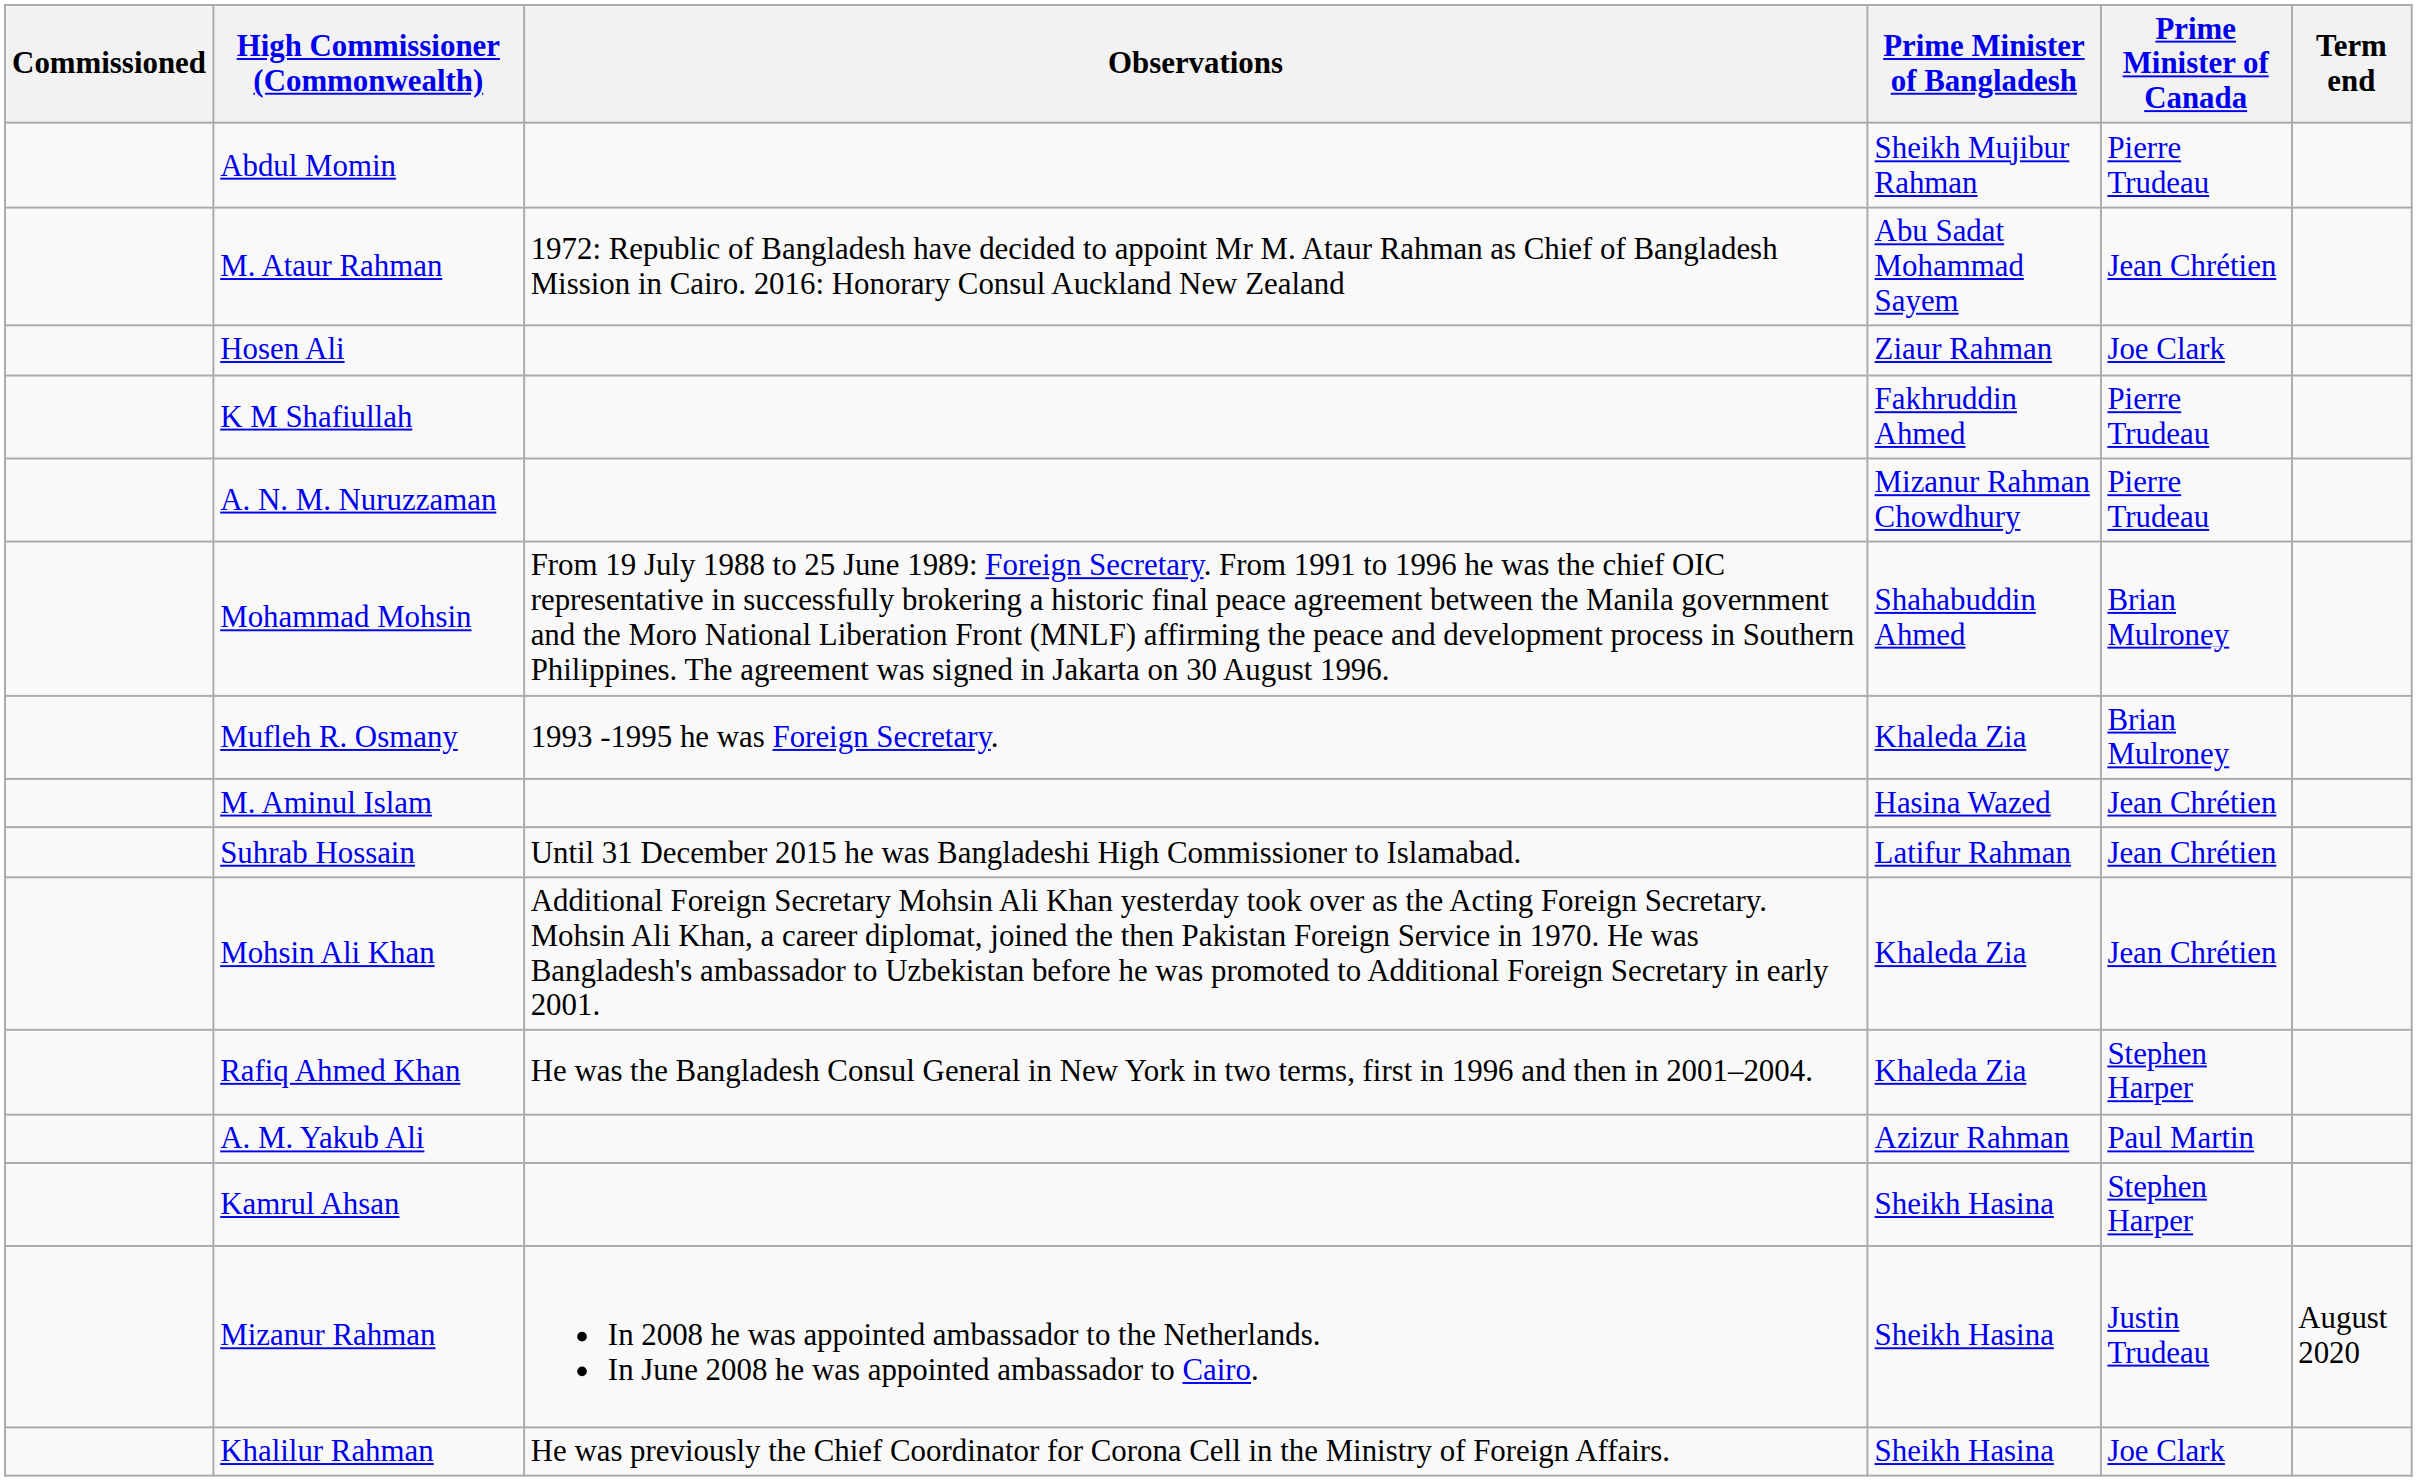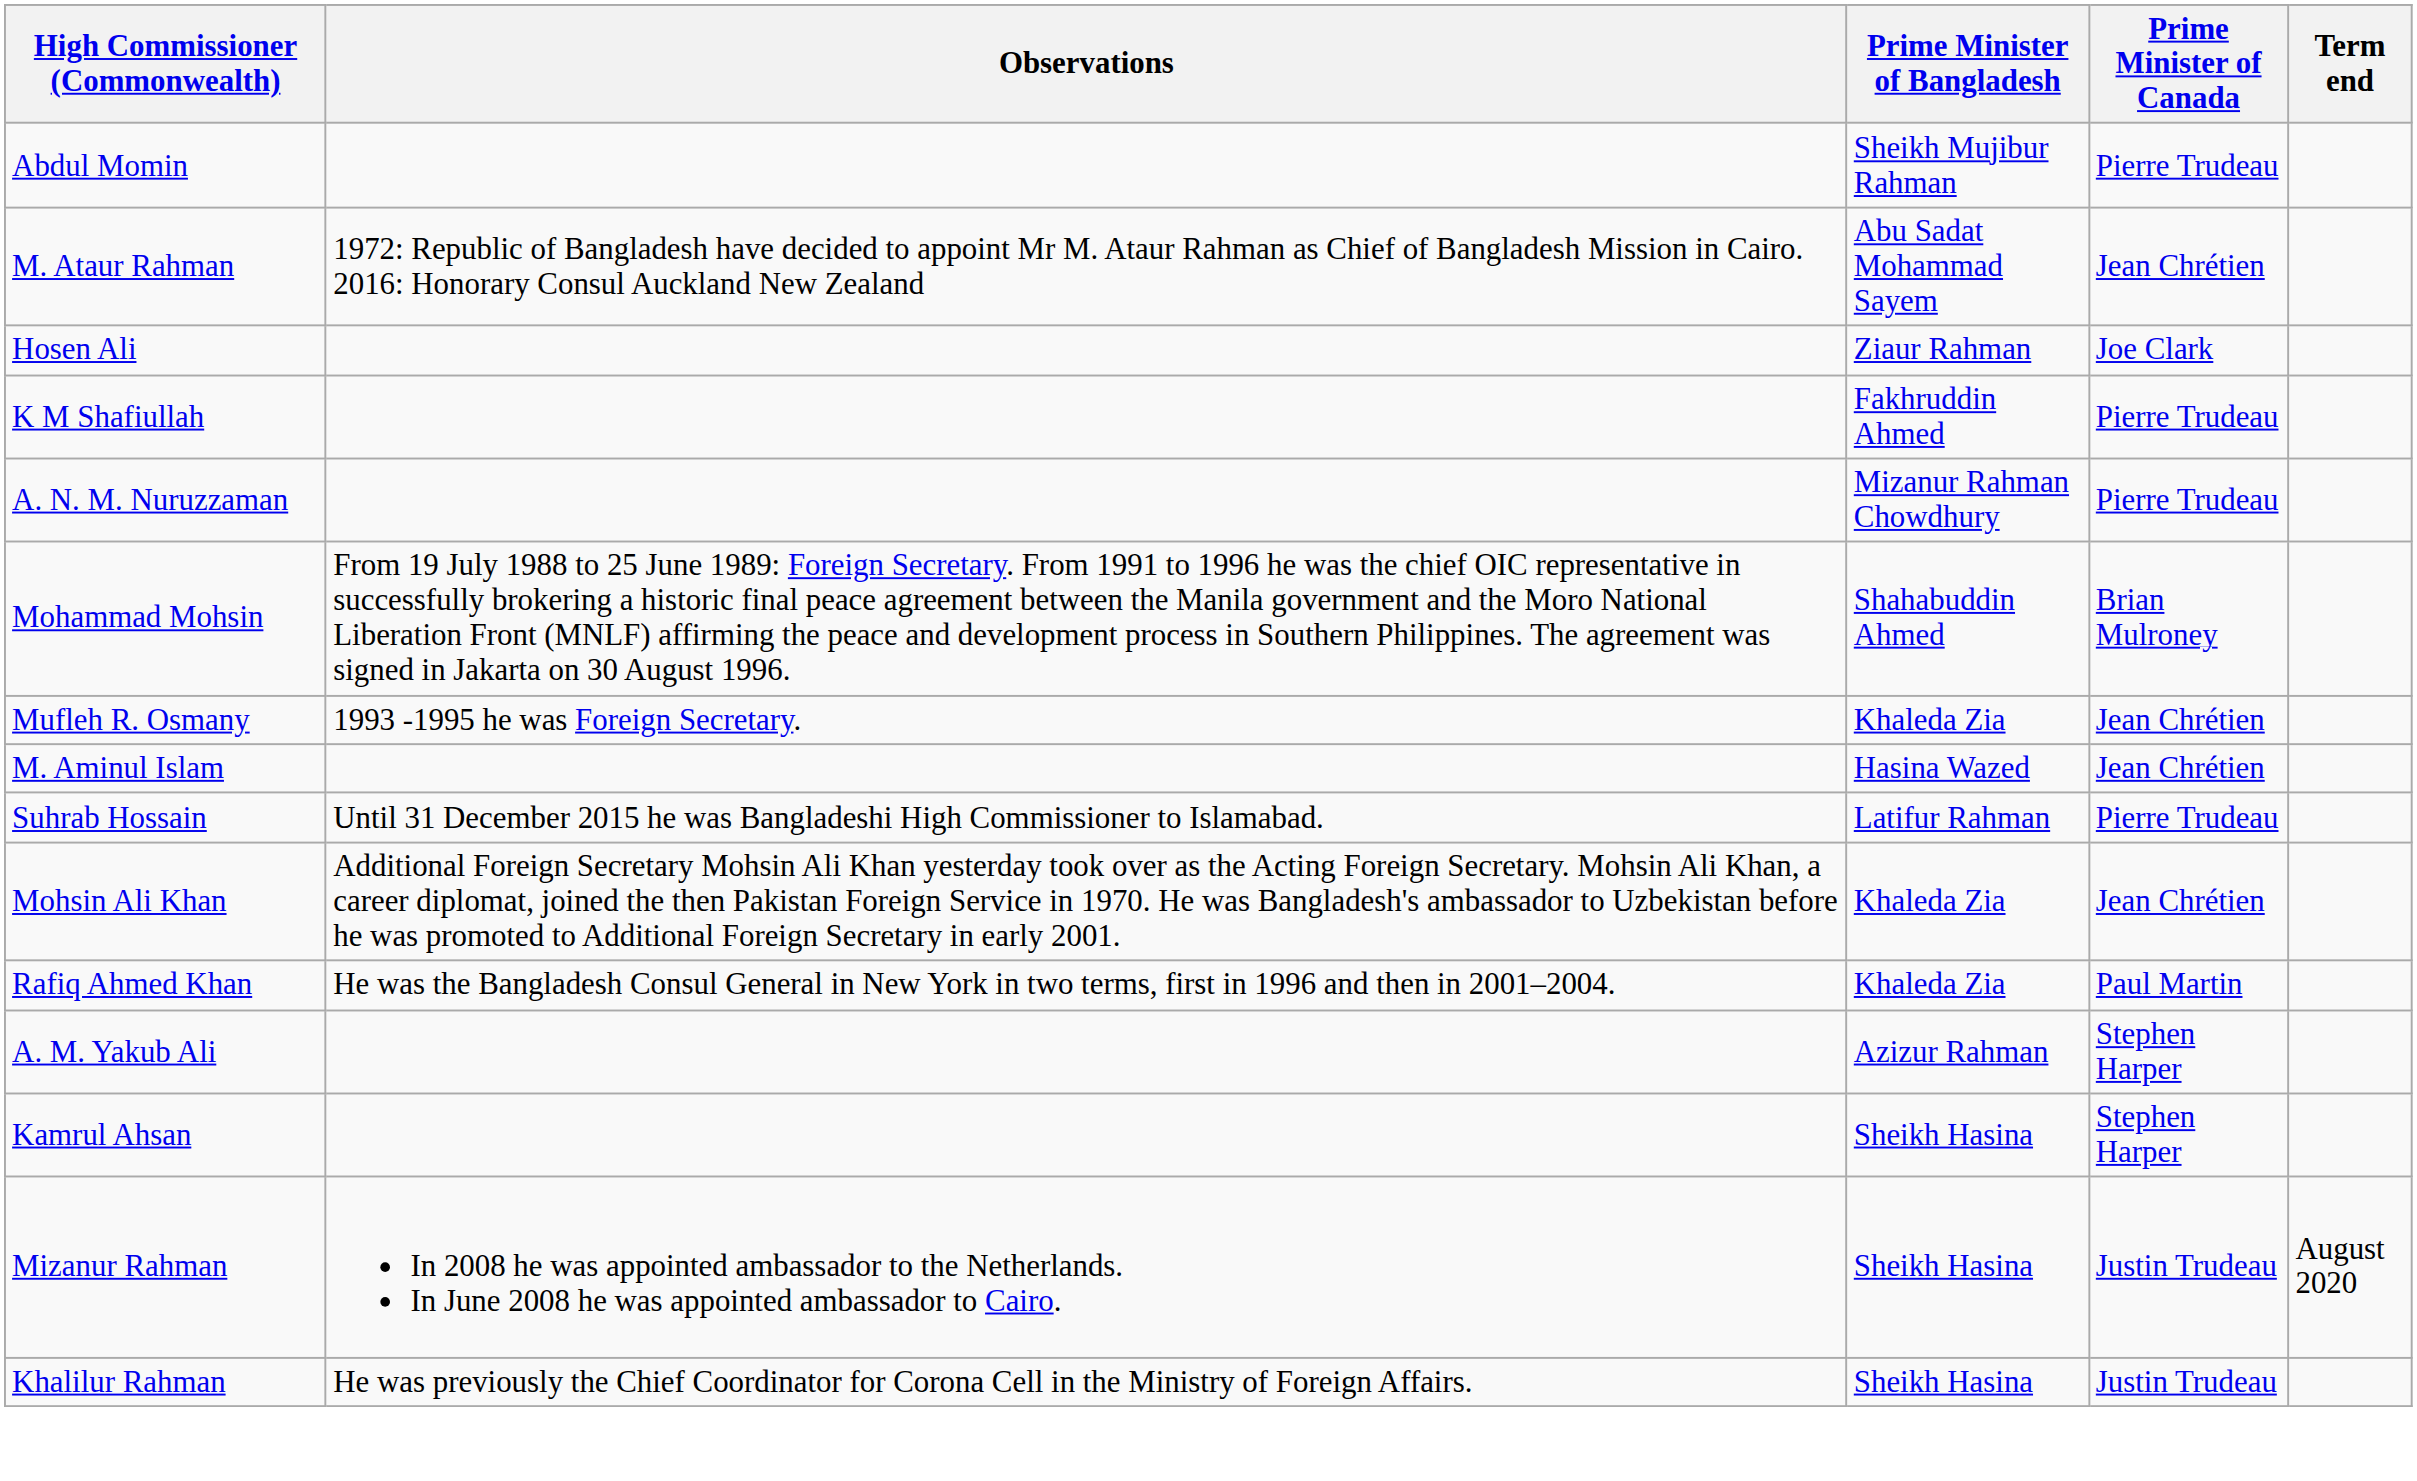- column: (109, 63)
(2168, 736) Brian Mulroney -> (2180, 719) Jean Chrétien
(2192, 851) Jean Chrétien -> (2187, 817) Pierre Trudeau
(2157, 1071) Stephen Harper -> (2169, 984) Paul Martin
(2181, 1137) Paul Martin -> (2146, 1050) Stephen Harper
(2166, 1450) Joe Clark -> (2186, 1381) Justin Trudeau
